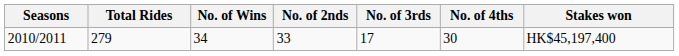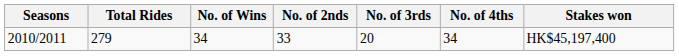(367, 39) 17 -> (367, 39) 20
(450, 39) 30 -> (450, 39) 34
